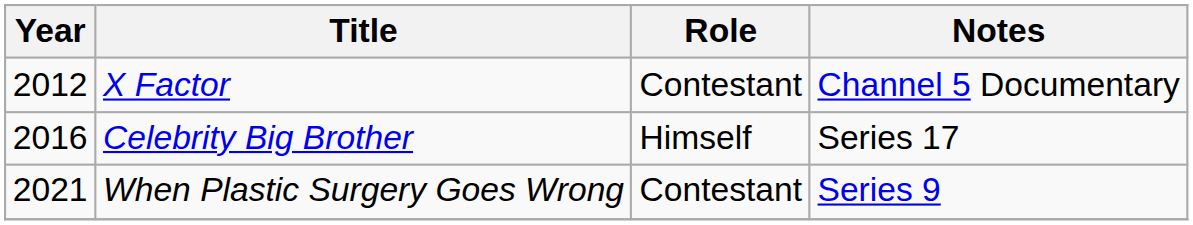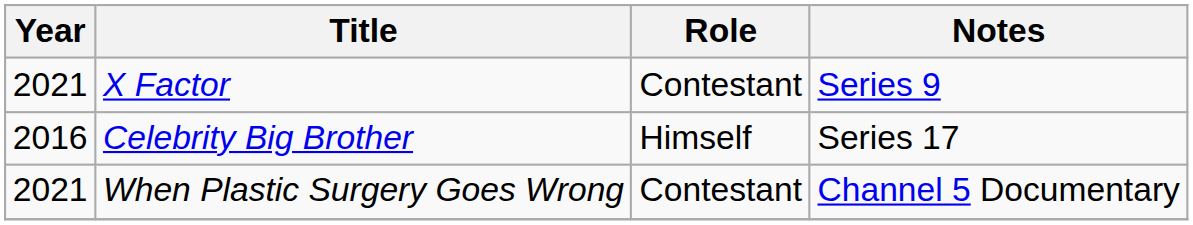(50, 84) 2012 -> (50, 84) 2021
(999, 84) Channel 5 Documentary -> (879, 84) Series 9
(879, 191) Series 9 -> (999, 191) Channel 5 Documentary
